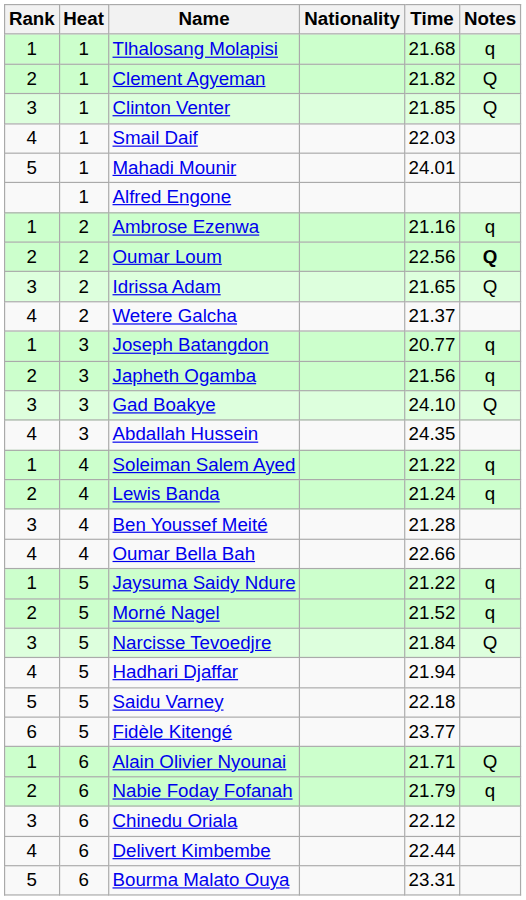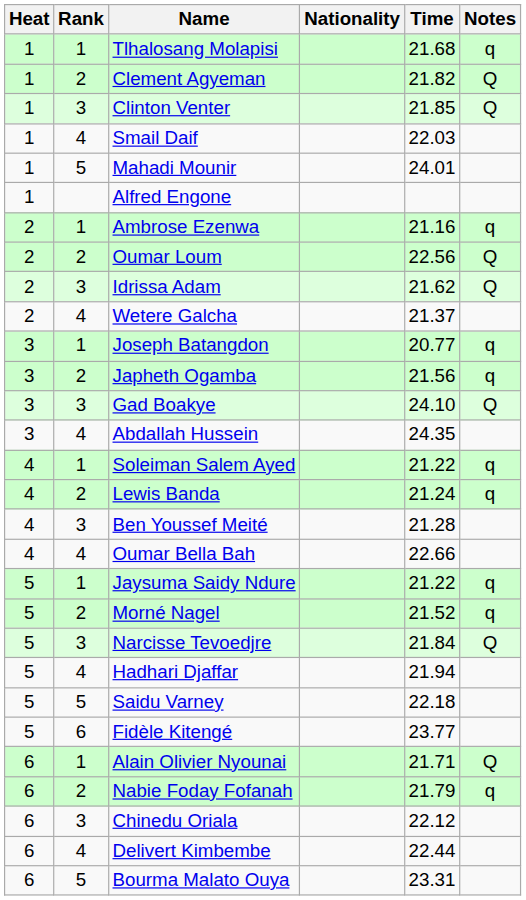columns swapped: (32, 19) <-> (84, 19)
(490, 256) bold -> (490, 256) normal
(432, 286) 21.65 -> (432, 286) 21.62
